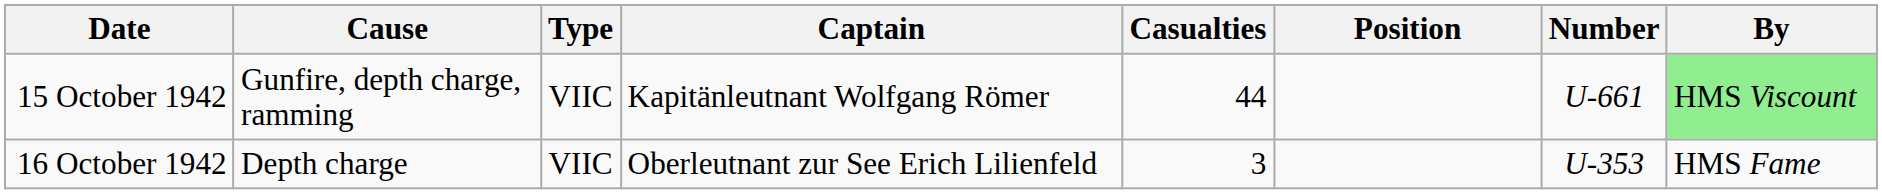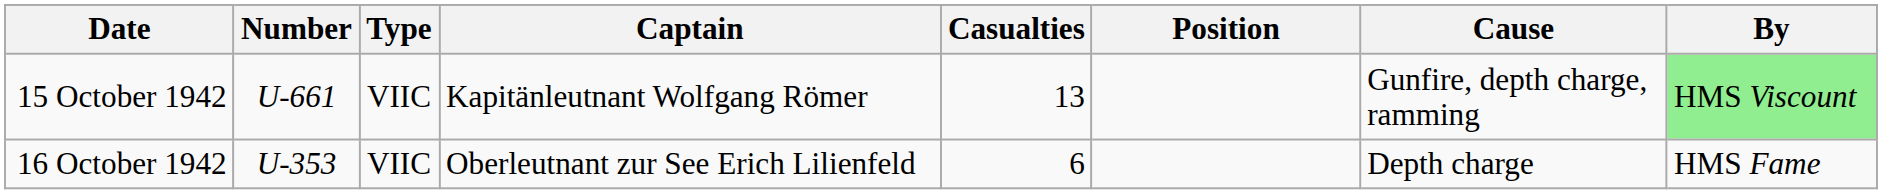columns swapped: (1604, 29) <-> (387, 29)
(1251, 96) 44 -> (1069, 96) 13
(1259, 163) 3 -> (1077, 163) 6
